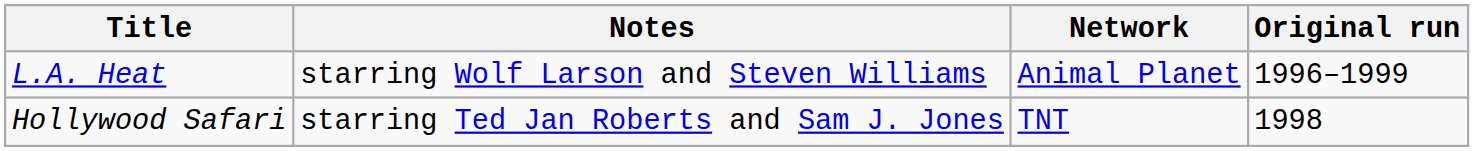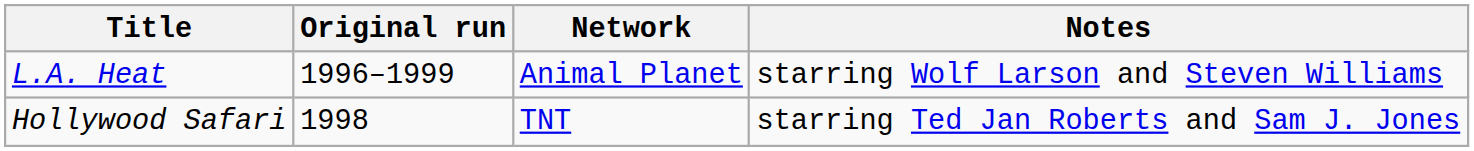columns swapped: (1357, 28) <-> (652, 28)
